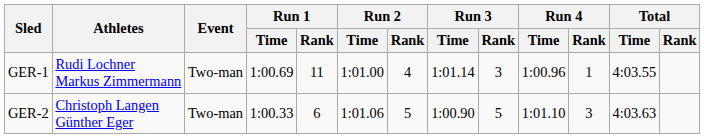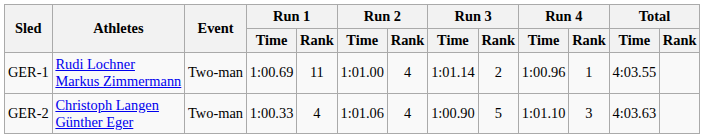(498, 72) 3 -> (498, 72) 2
(317, 113) 6 -> (317, 113) 4
(408, 113) 5 -> (408, 113) 4
